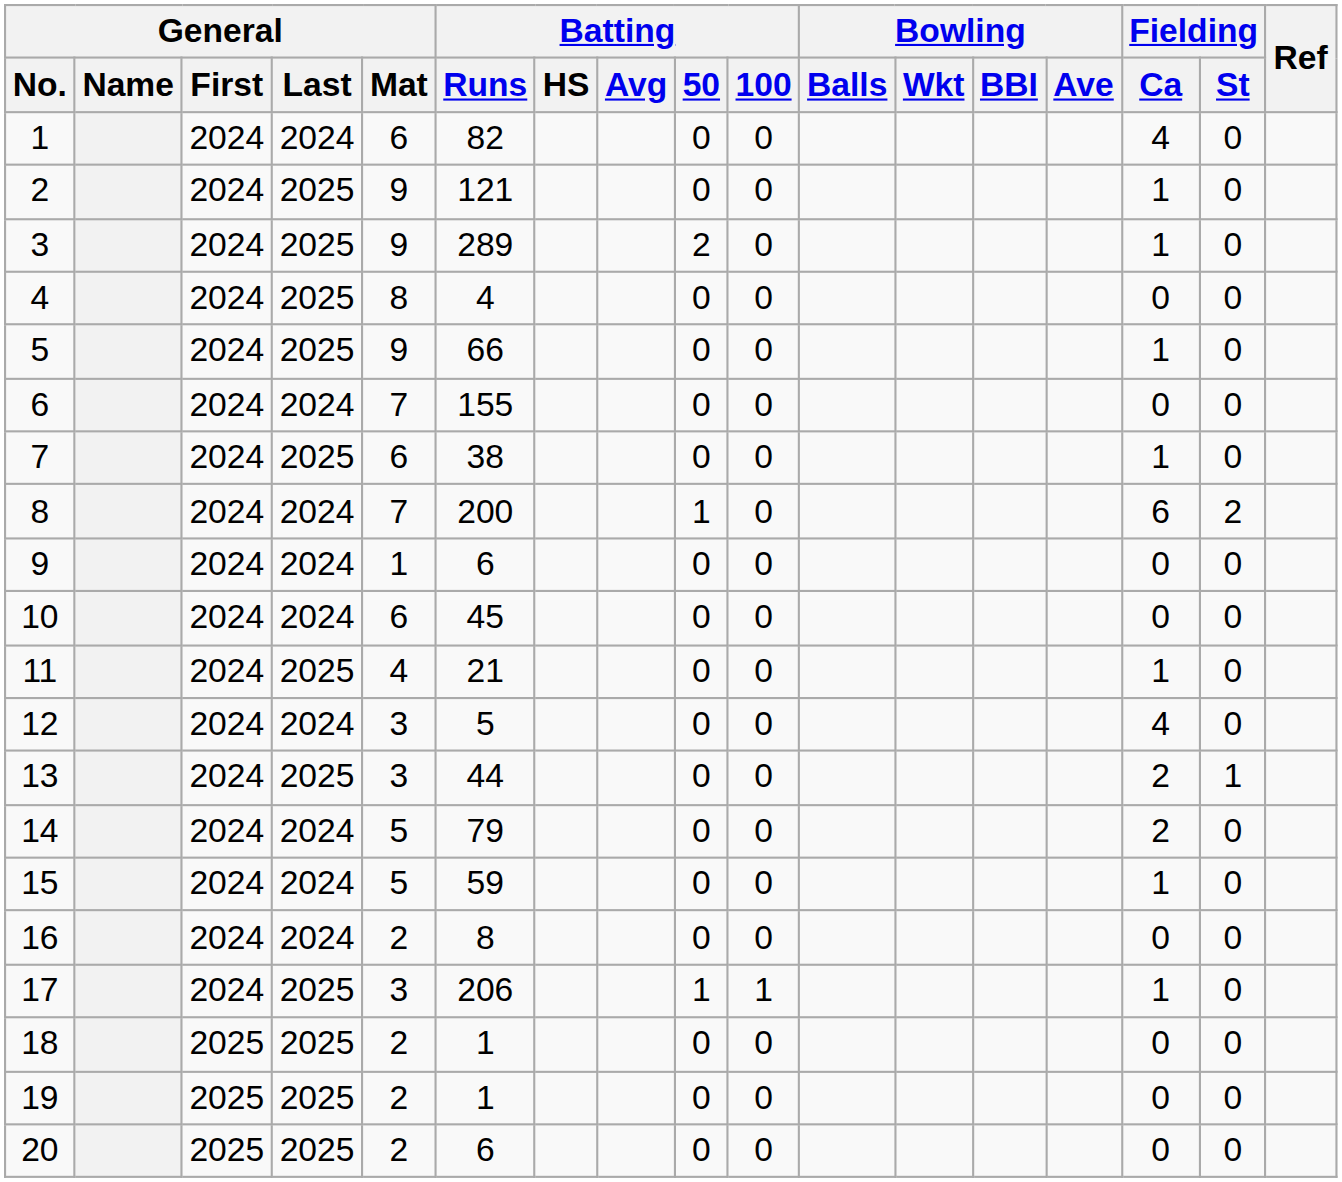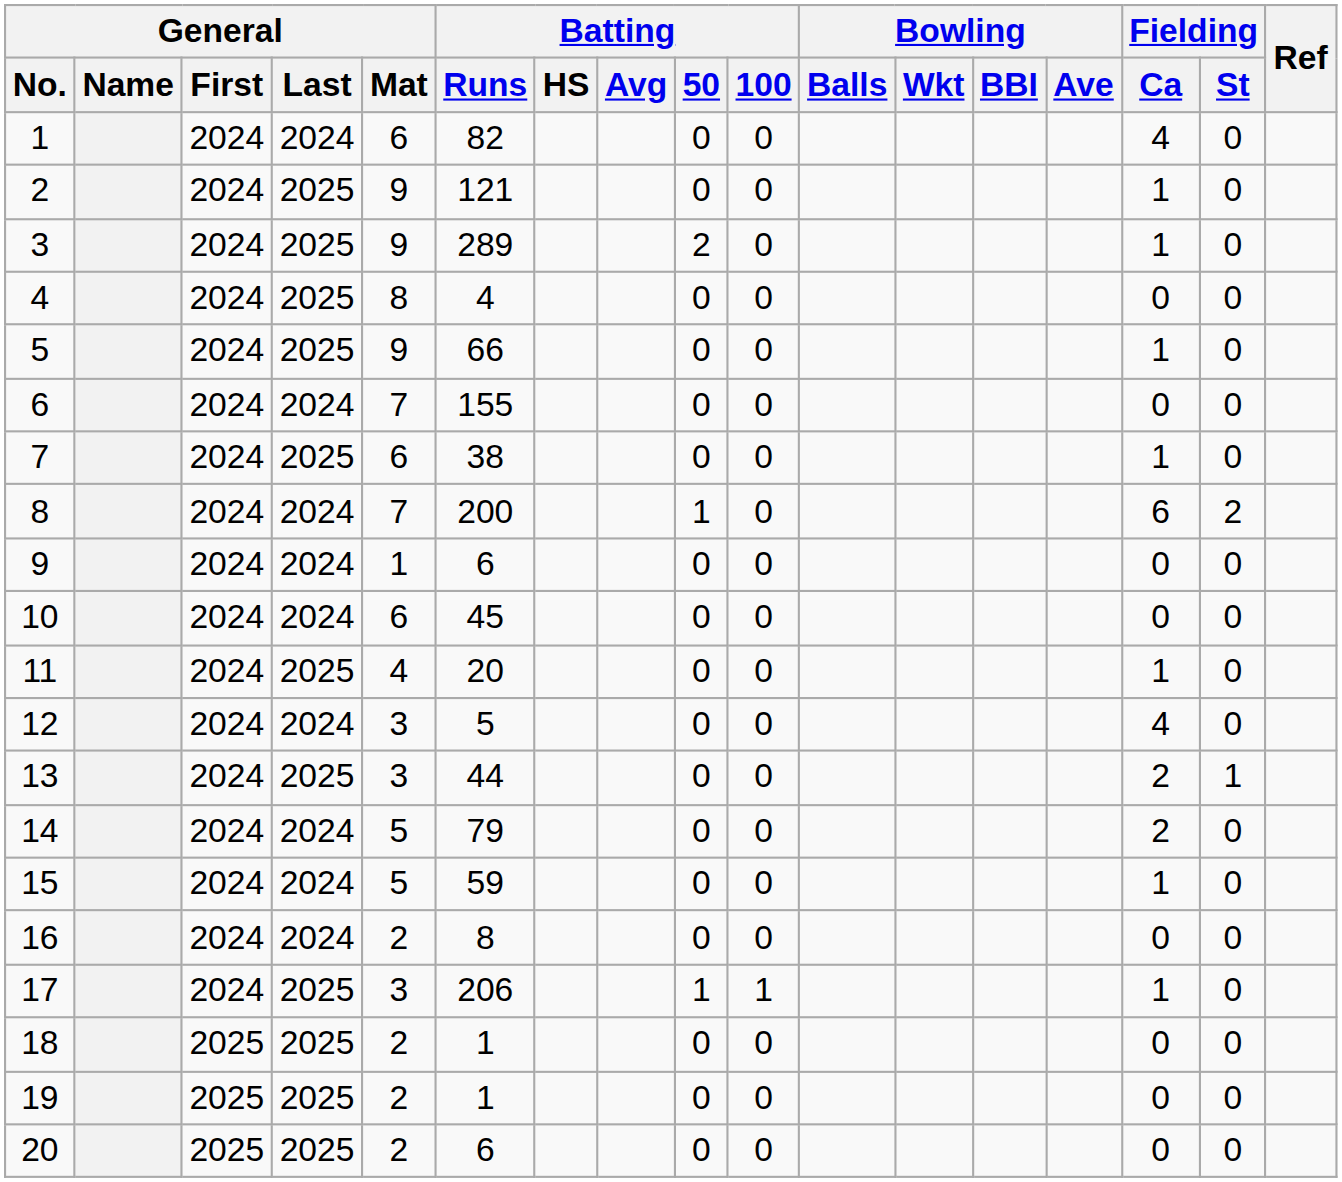(485, 670) 21 -> (485, 670) 20
